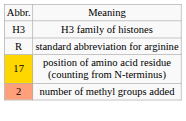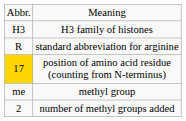+ row: (107, 91)
(19, 91) lightsalmon background -> (19, 108) no background
